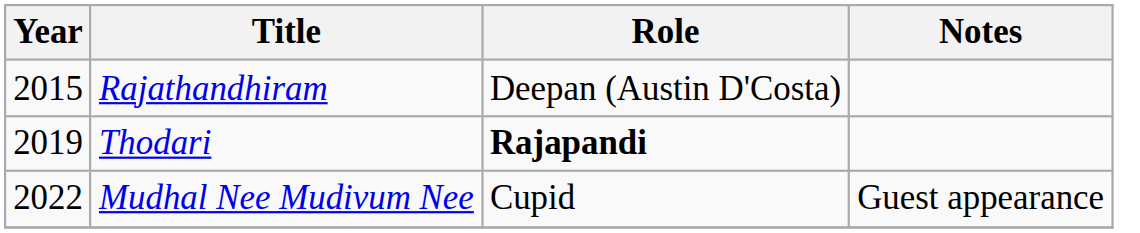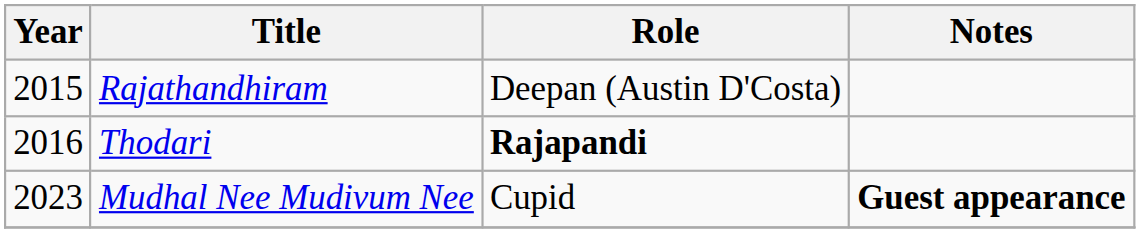(48, 142) 2019 -> (48, 142) 2016
(48, 198) 2022 -> (48, 198) 2023
(981, 198) normal -> (991, 198) bold
